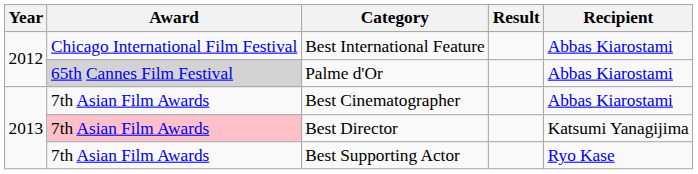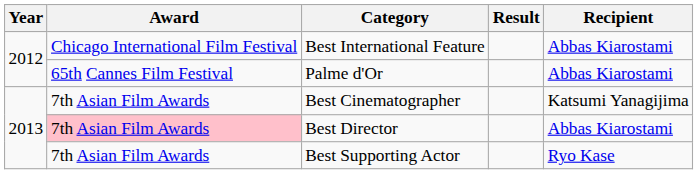(142, 73) lightgrey background -> (142, 73) no background
(610, 100) Abbas Kiarostami -> (618, 100) Katsumi Yanagijima
(618, 127) Katsumi Yanagijima -> (610, 127) Abbas Kiarostami
